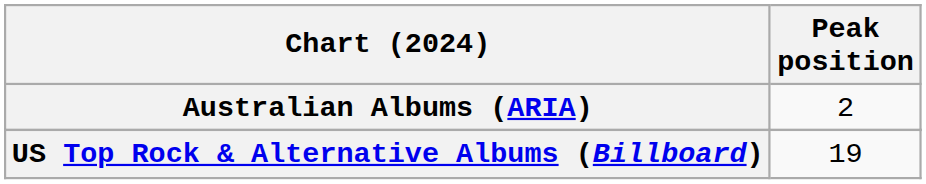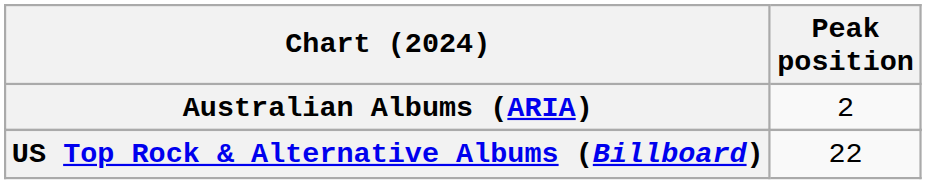(846, 154) 19 -> (846, 154) 22
